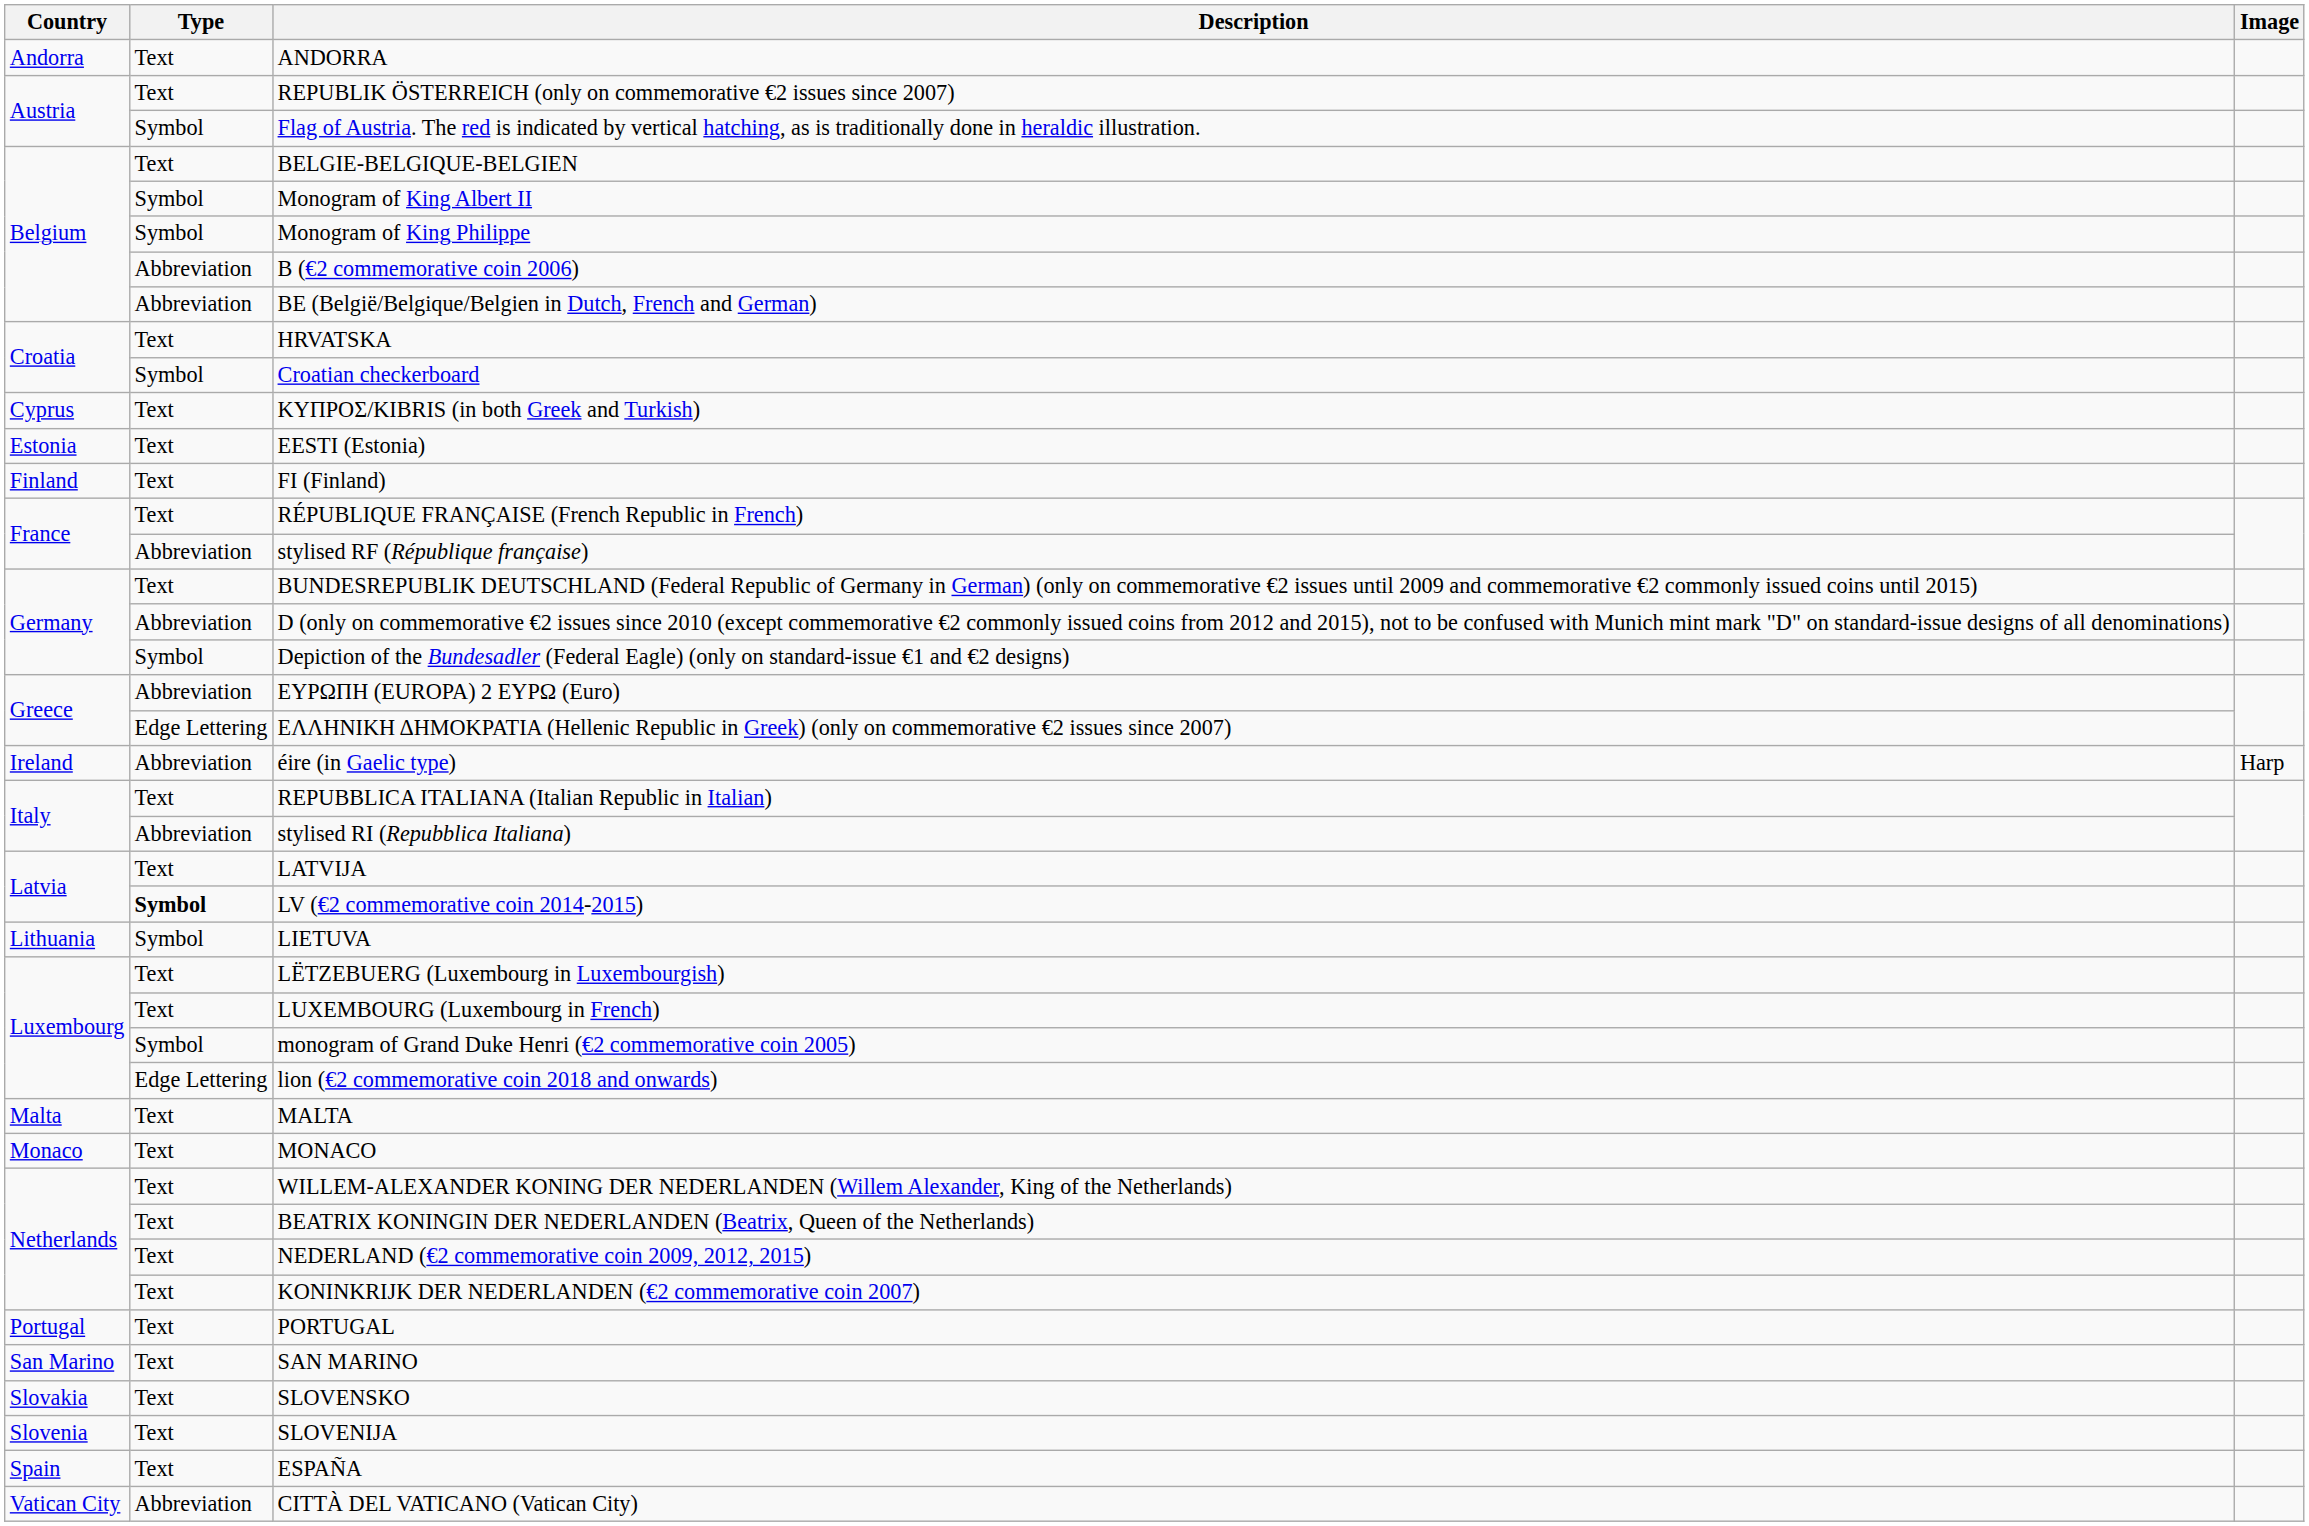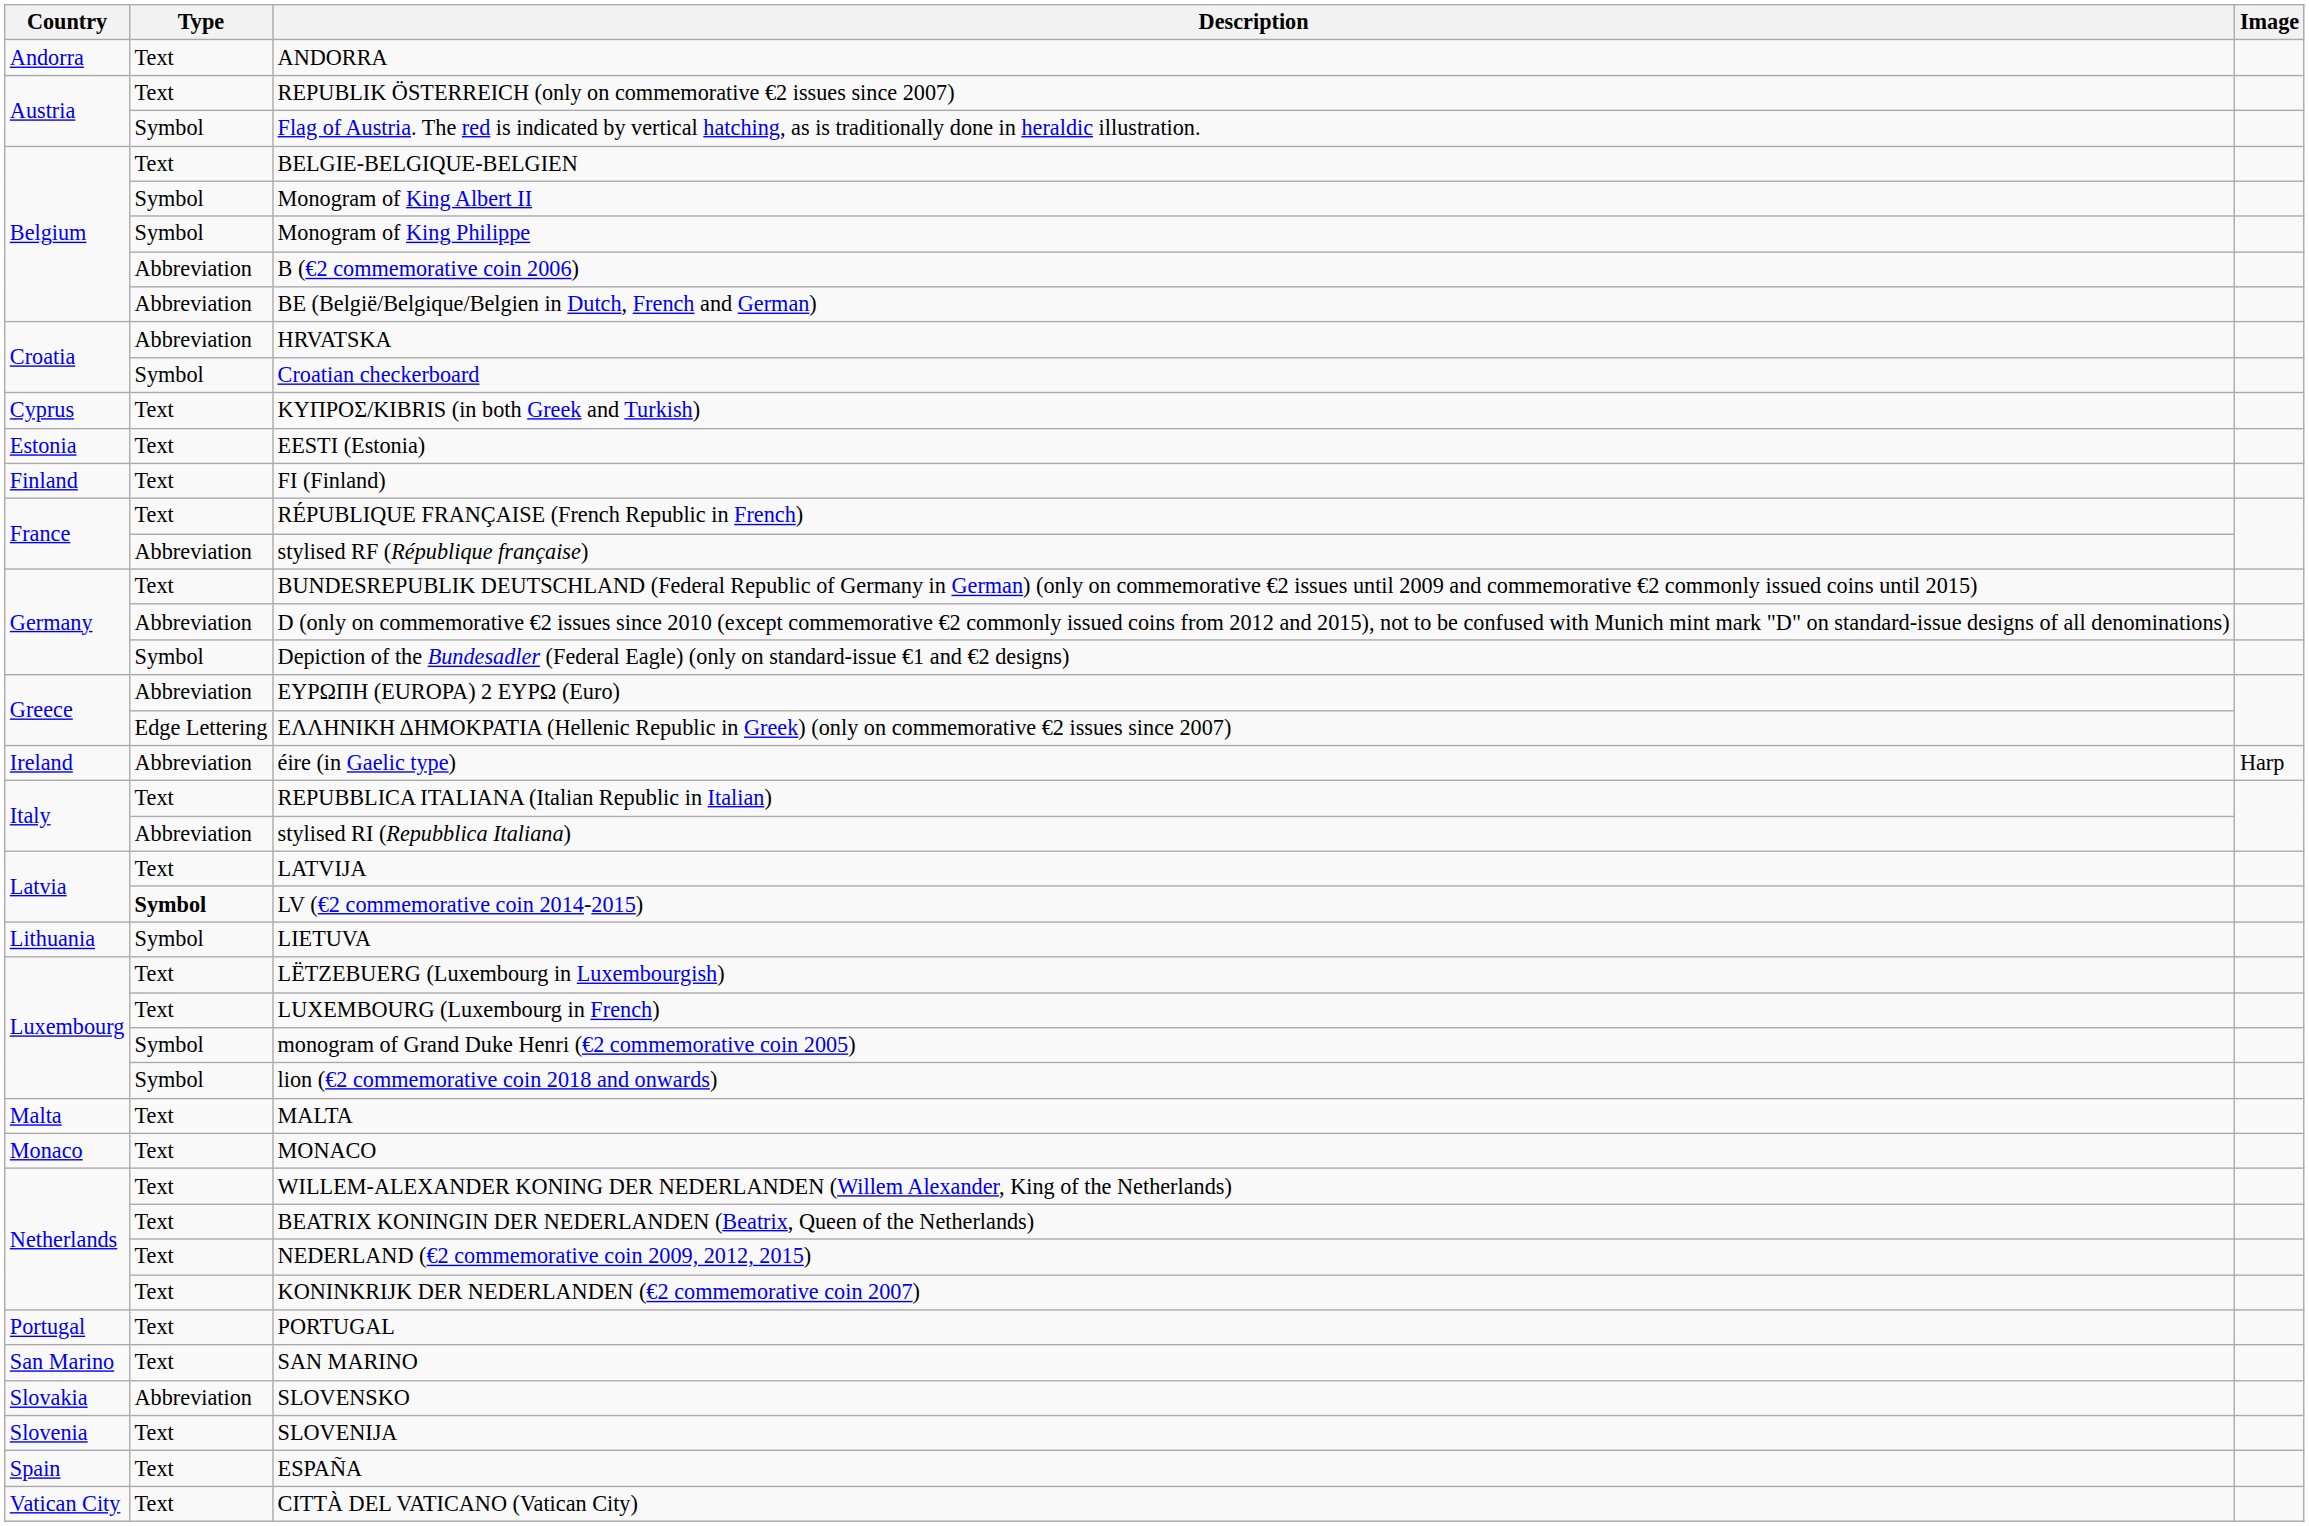(154, 339) Text -> (193, 339) Abbreviation
(201, 1080) Edge Lettering -> (169, 1080) Symbol
(154, 1397) Text -> (193, 1397) Abbreviation
(193, 1503) Abbreviation -> (154, 1503) Text
